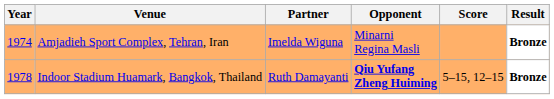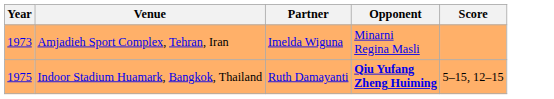- column: (528, 14)
(20, 42) 1974 -> (20, 42) 1973
(20, 77) 1978 -> (20, 77) 1975
